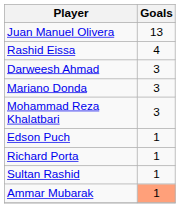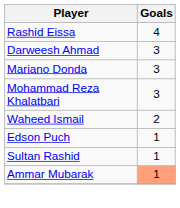- row: (61, 32)
+ row: (45, 119)
- row: (43, 156)
